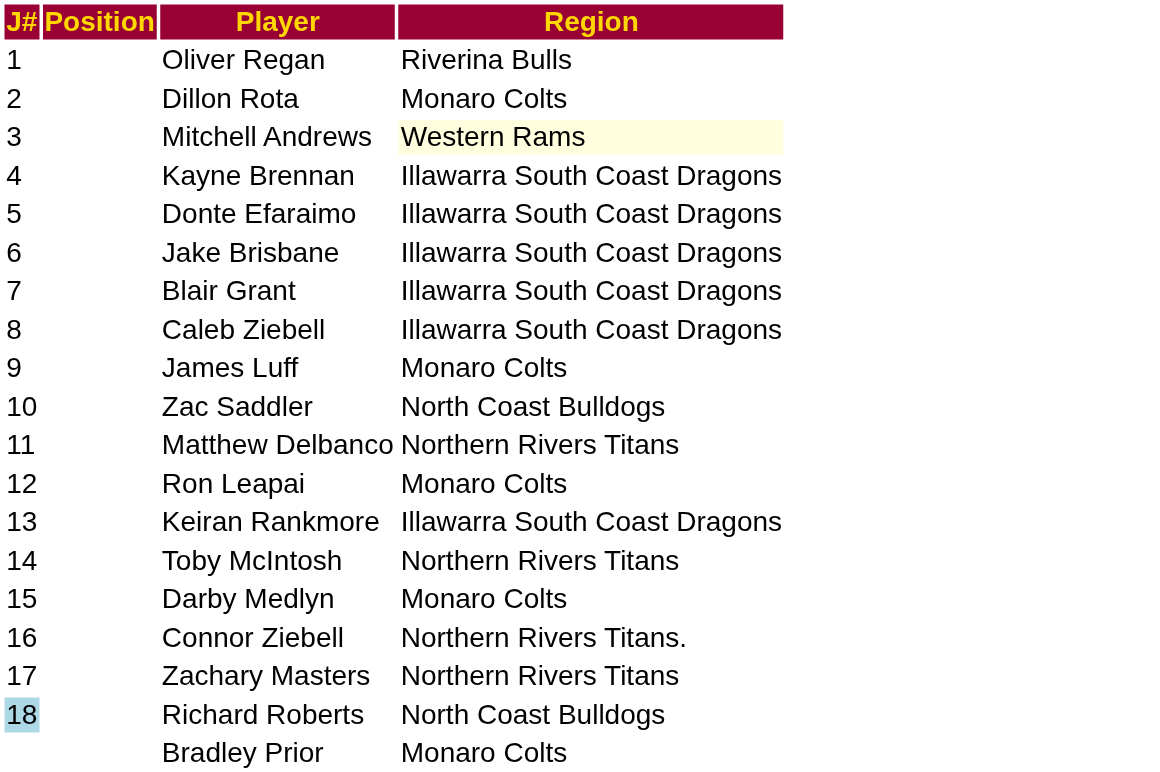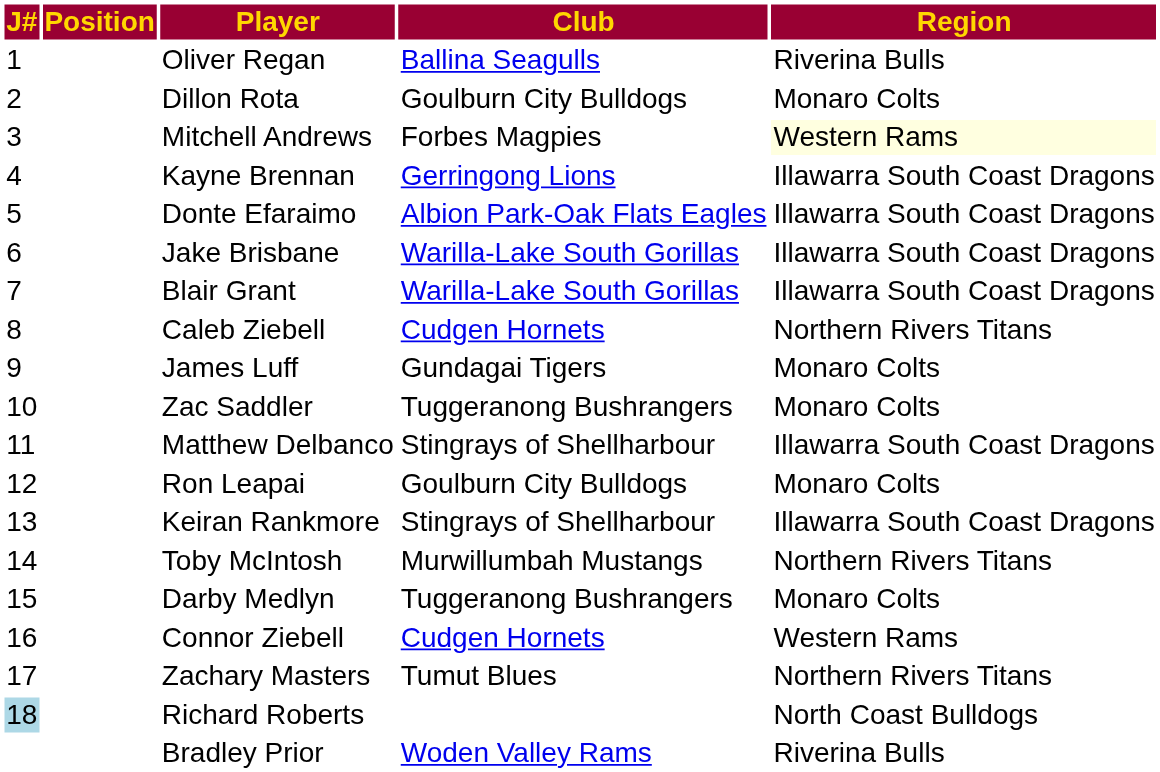+ column: (584, 21)
(591, 329) Illawarra South Coast Dragons -> (913, 329) Northern Rivers Titans
(533, 406) North Coast Bulldogs -> (857, 406) Monaro Colts
(540, 445) Northern Rivers Titans -> (964, 445) Illawarra South Coast Dragons
(544, 637) Northern Rivers Titans. -> (866, 637) Western Rams
(484, 753) Monaro Colts -> (859, 753) Riverina Bulls
